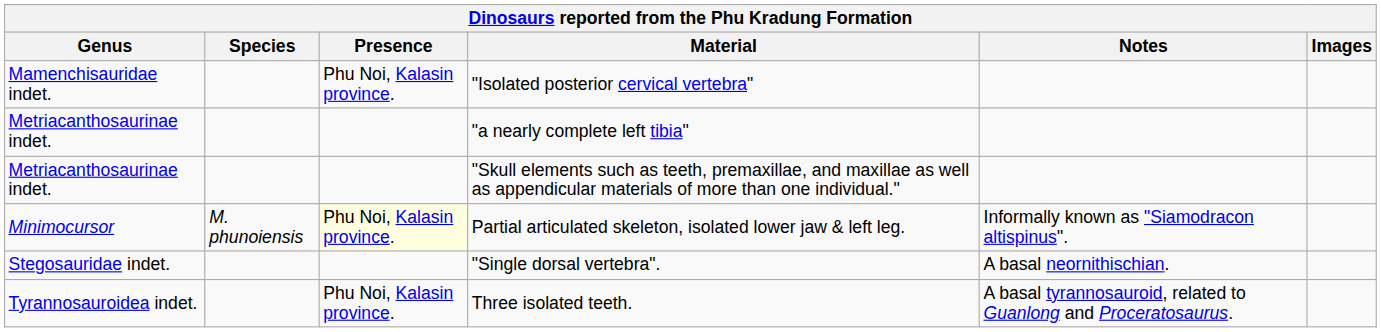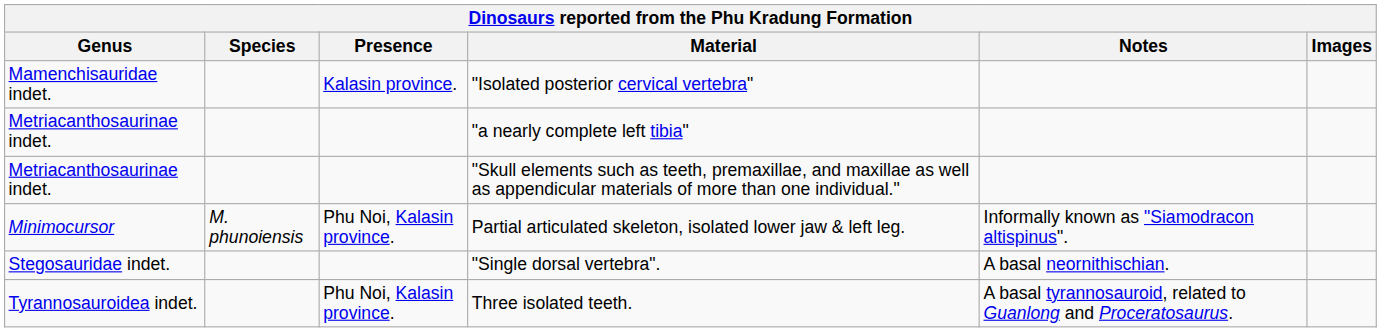(388, 84) Phu Noi, Kalasin province. -> (390, 84) Kalasin province.
(388, 227) lightyellow background -> (388, 227) no background
